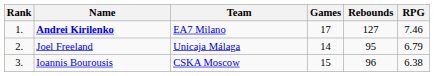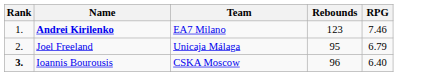- column: (326, 12)
(371, 29) 127 -> (335, 29) 123
(19, 63) normal -> (19, 63) bold
(414, 63) 6.38 -> (378, 63) 6.40
